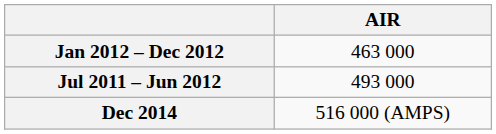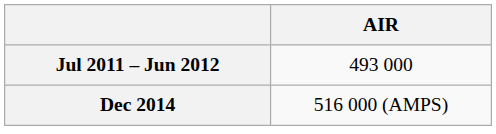- row: (139, 50)
